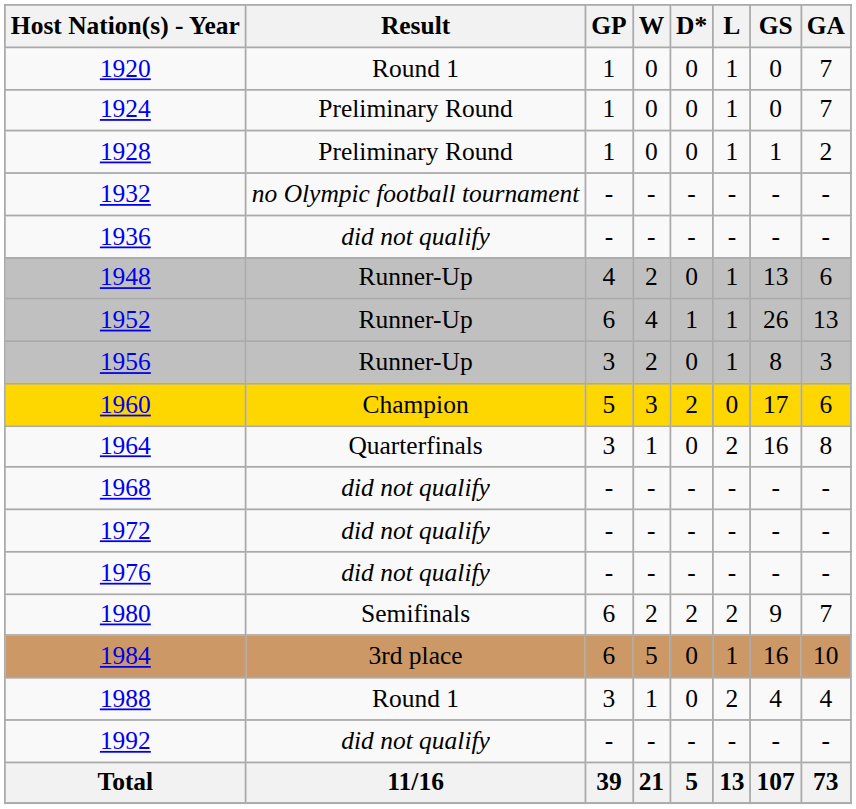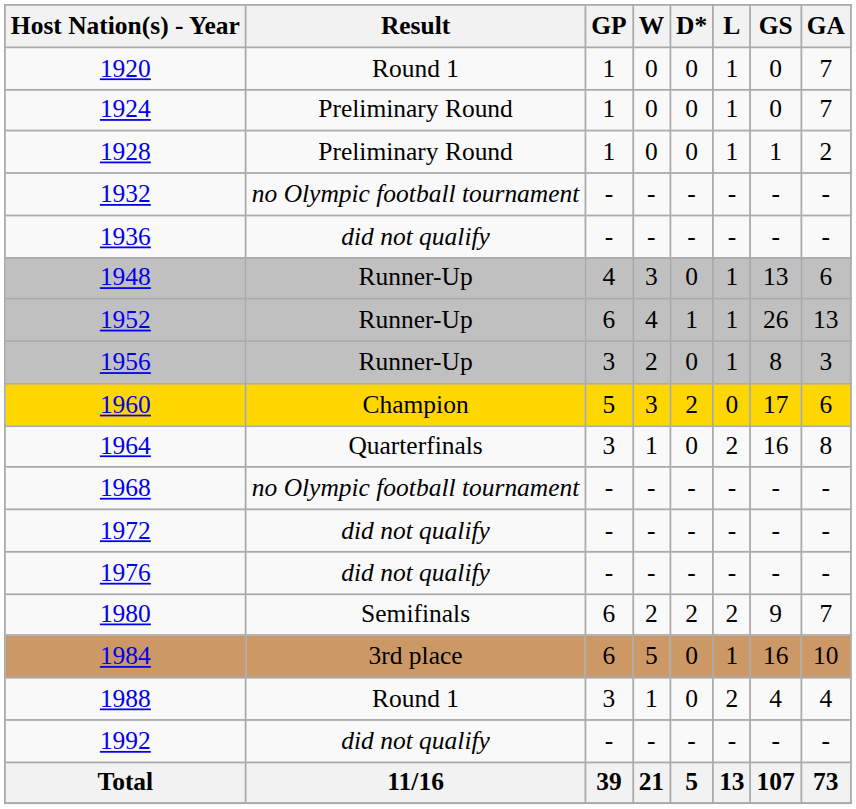(651, 278) 2 -> (651, 278) 3
(416, 488) did not qualify -> (416, 488) no Olympic football tournament
